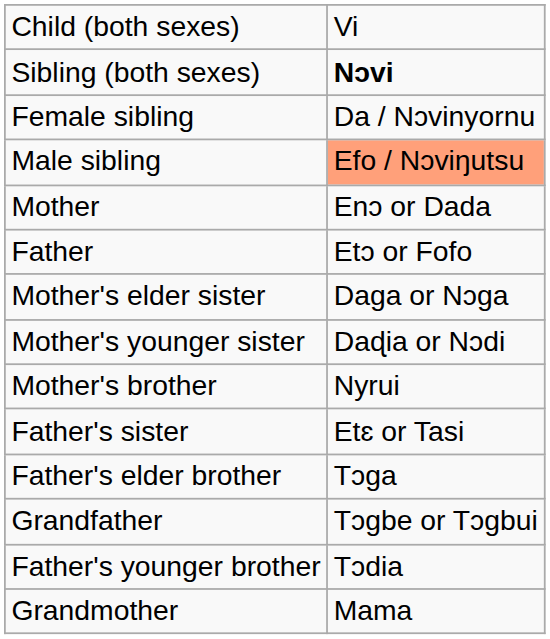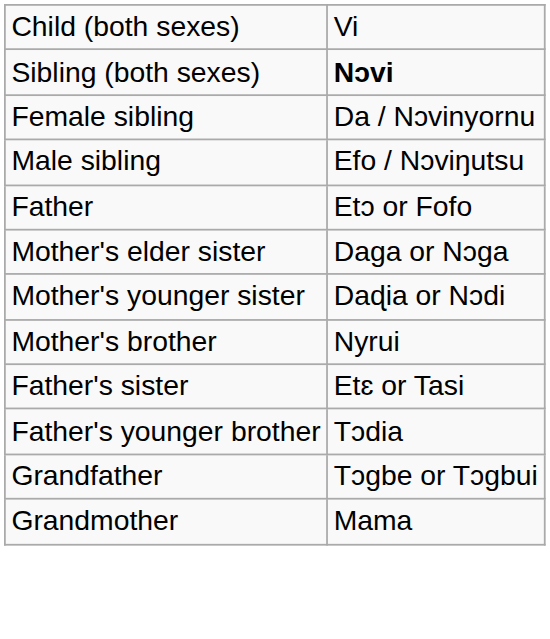(429, 161) lightsalmon background -> (429, 161) no background
- row: (55, 206)
- row: (146, 476)
rows swapped: (166, 565) <-> (87, 521)
